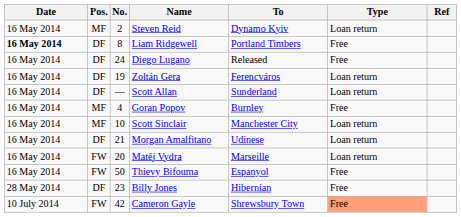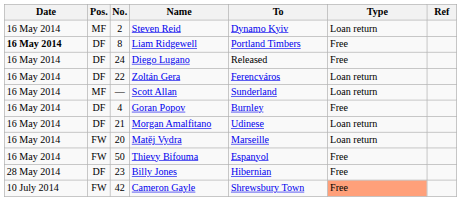(120, 76) 19 -> (120, 76) 22
(99, 92) DF -> (99, 92) MF
(99, 108) MF -> (99, 108) DF
- row: (159, 124)
